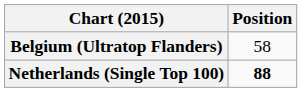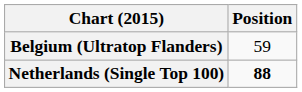(262, 45) 58 -> (262, 45) 59
